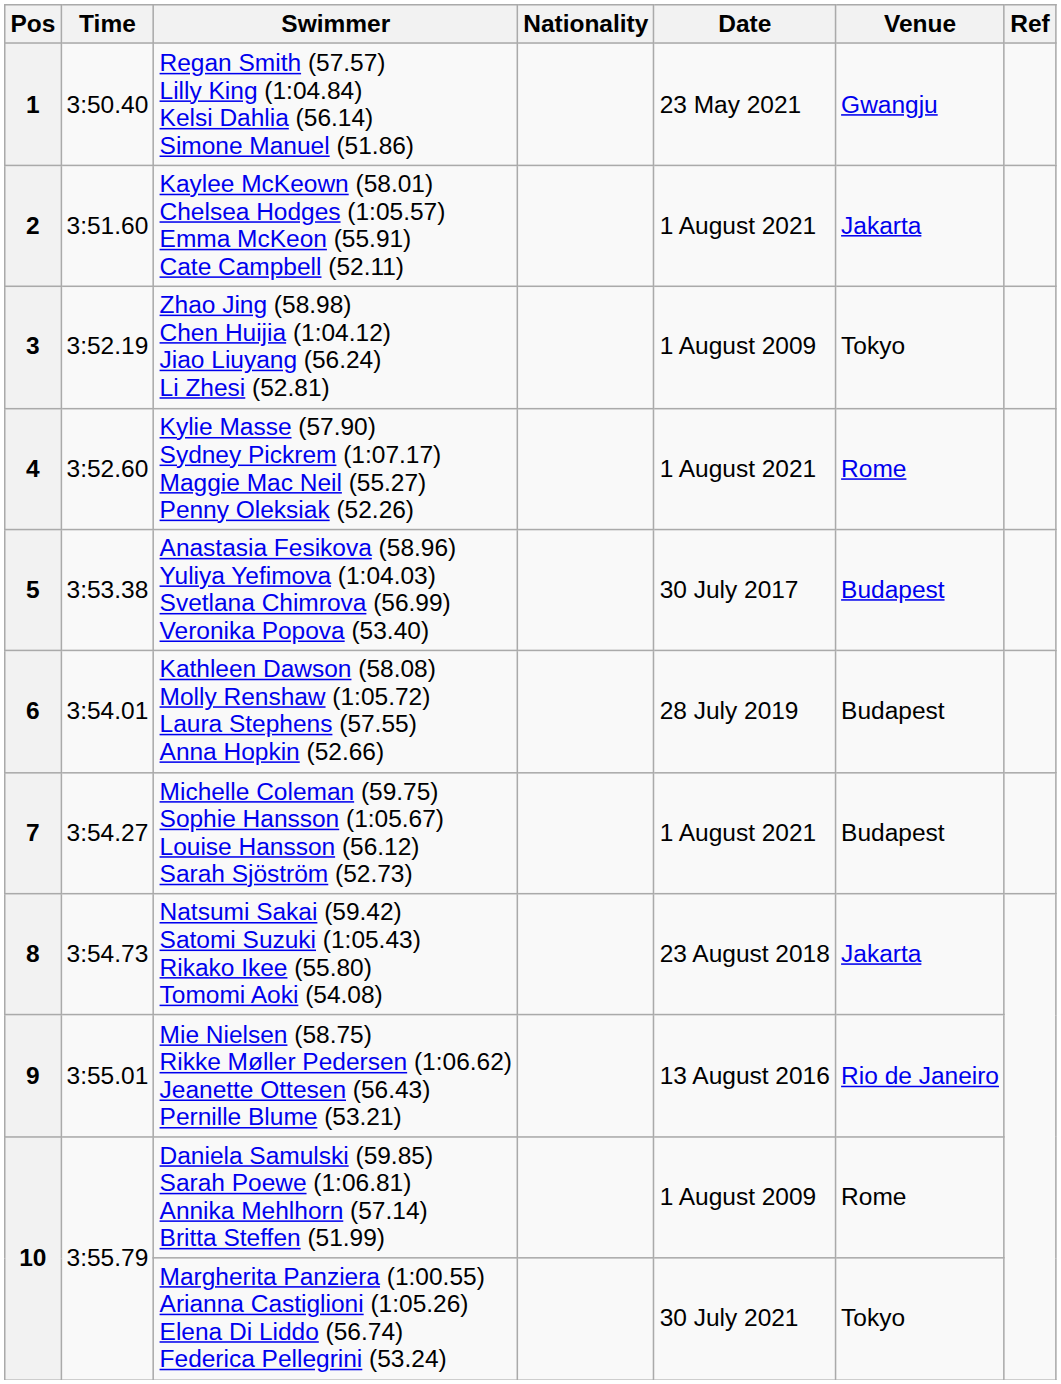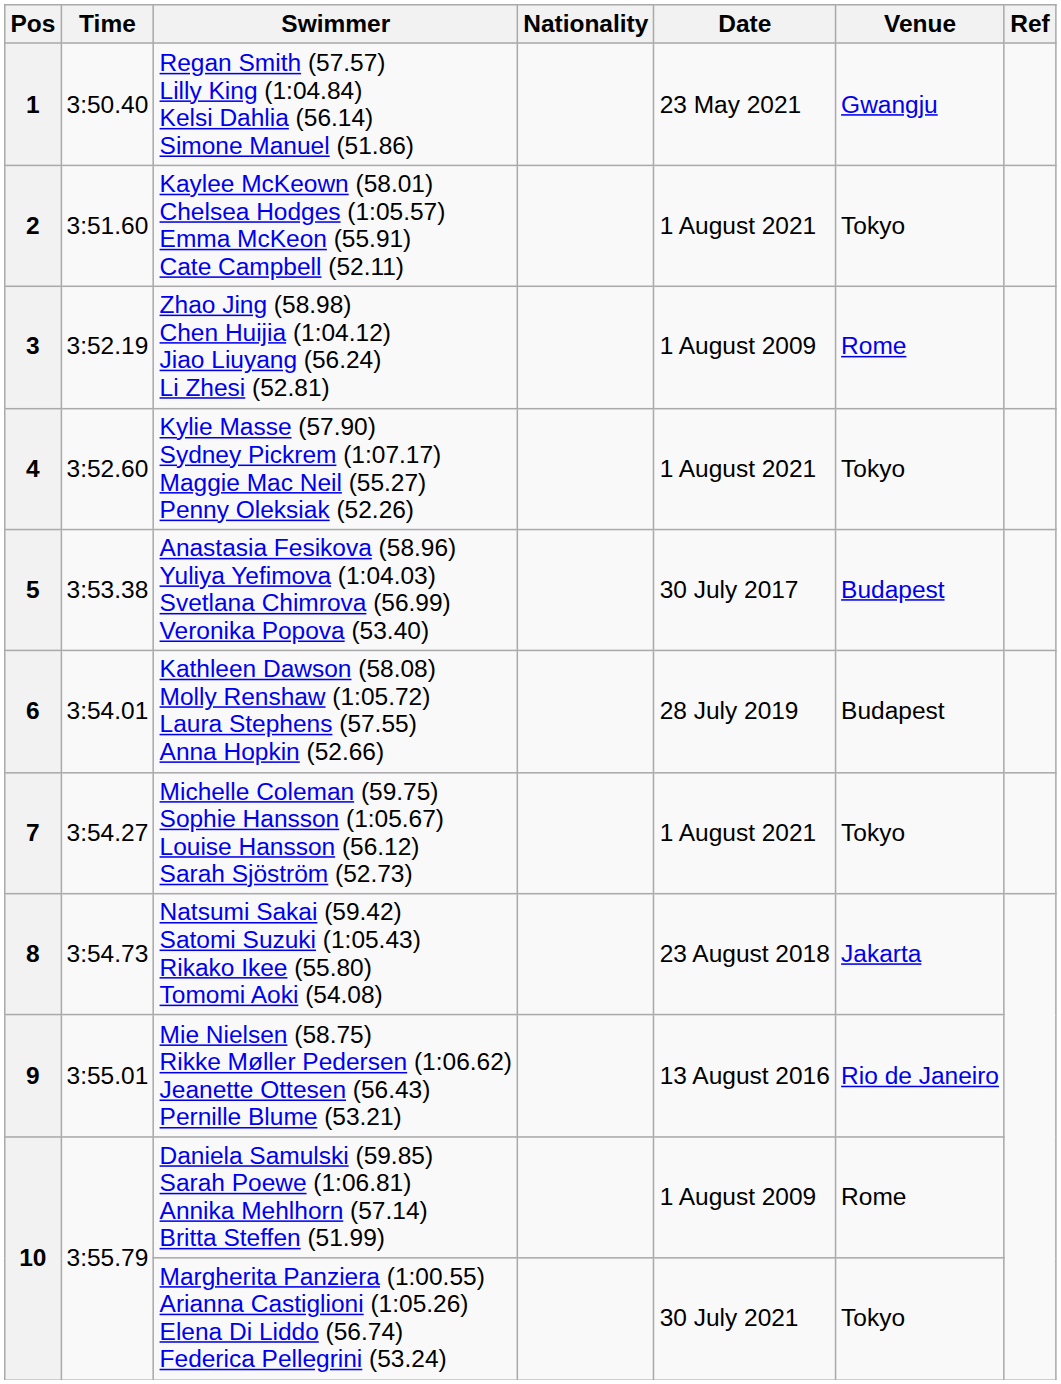(881, 225) Jakarta -> (873, 225) Tokyo
(873, 346) Tokyo -> (874, 346) Rome
(874, 468) Rome -> (873, 468) Tokyo
(893, 832) Budapest -> (873, 832) Tokyo
